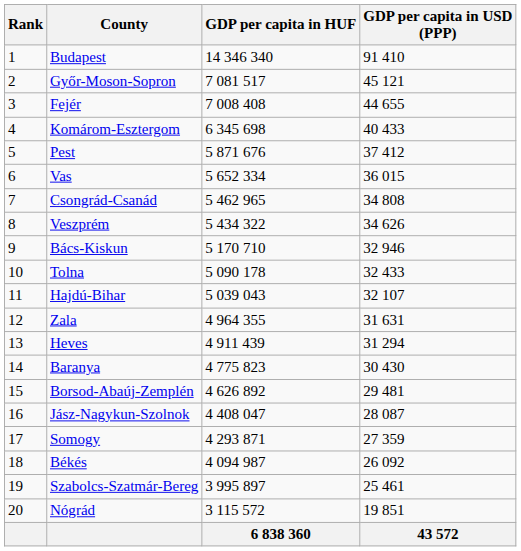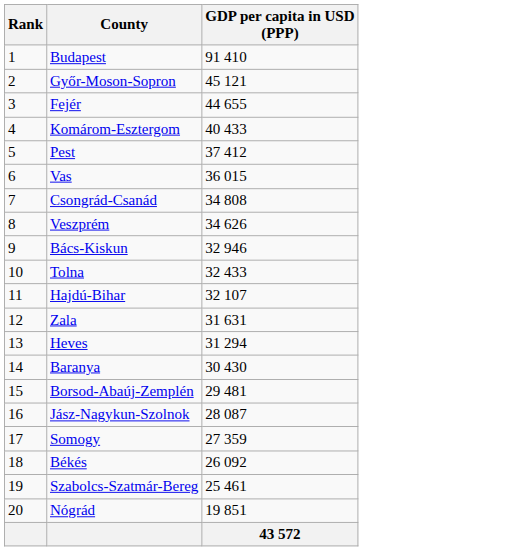- column: (281, 24)
